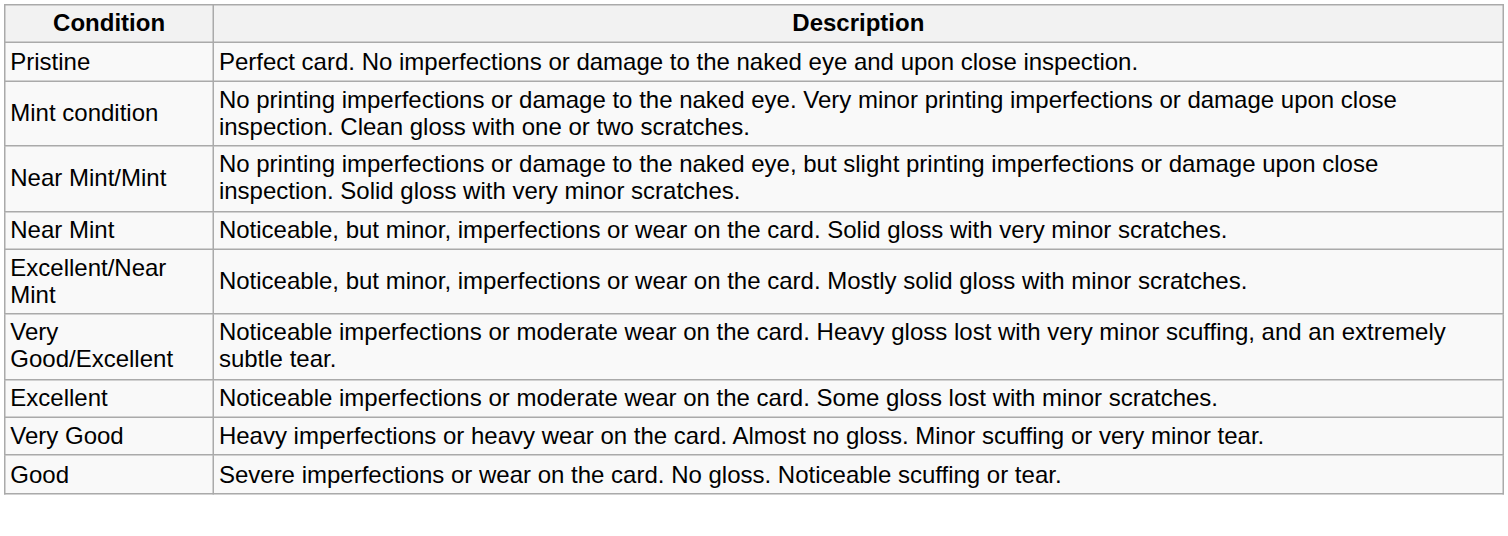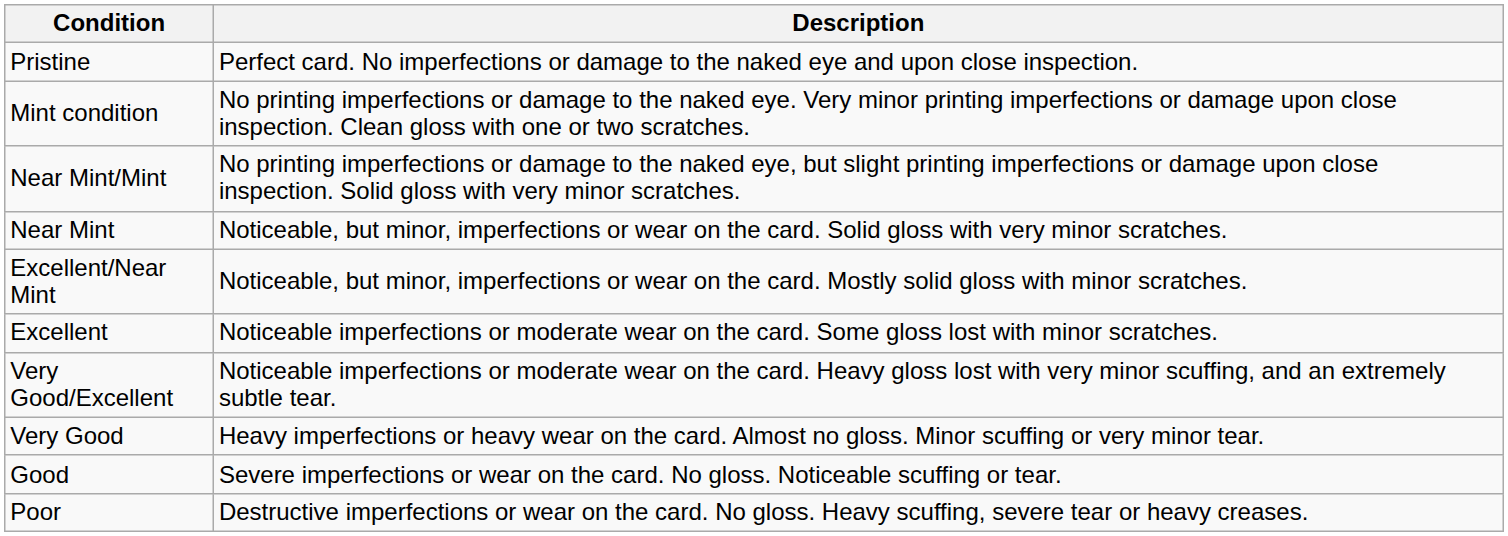rows swapped: (59, 397) <-> (92, 346)
+ row: (36, 512)
